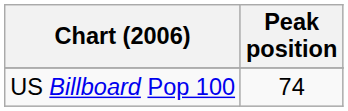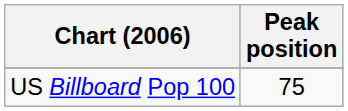(292, 86) 74 -> (292, 86) 75
